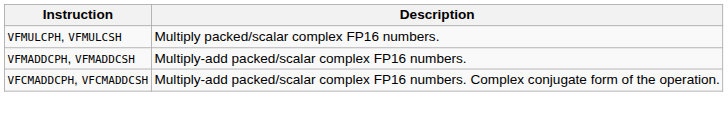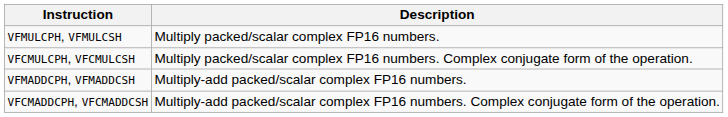+ row: (71, 58)
